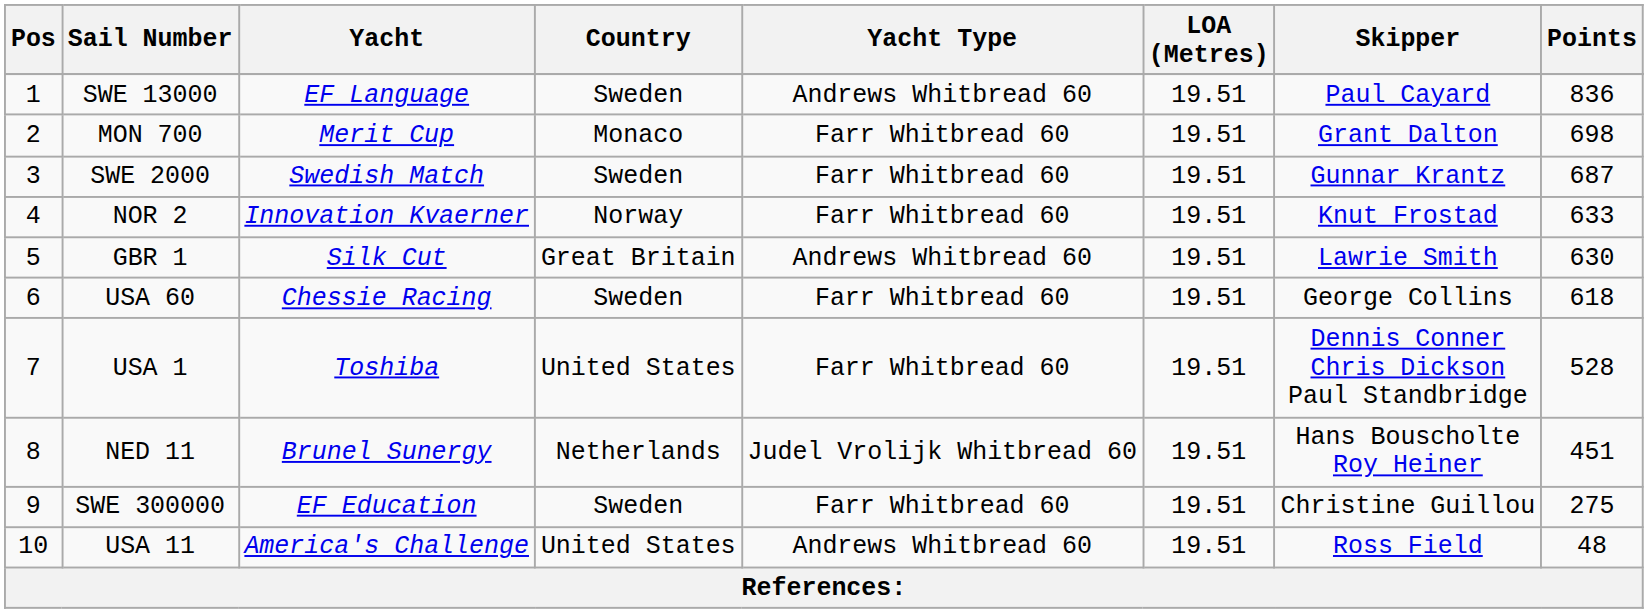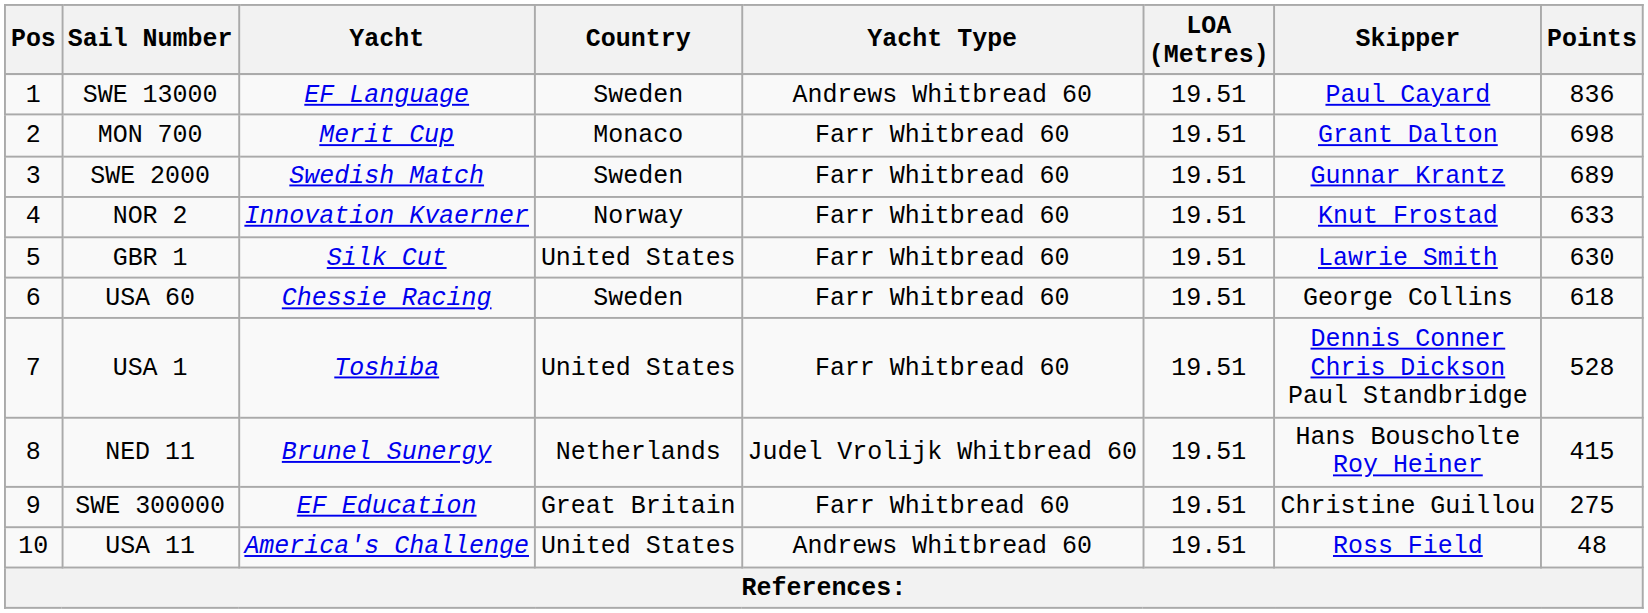(1592, 176) 687 -> (1592, 176) 689
(638, 257) Great Britain -> (638, 257) United States
(942, 257) Andrews Whitbread 60 -> (942, 257) Farr Whitbread 60
(1592, 452) 451 -> (1592, 452) 415
(638, 507) Sweden -> (638, 507) Great Britain
